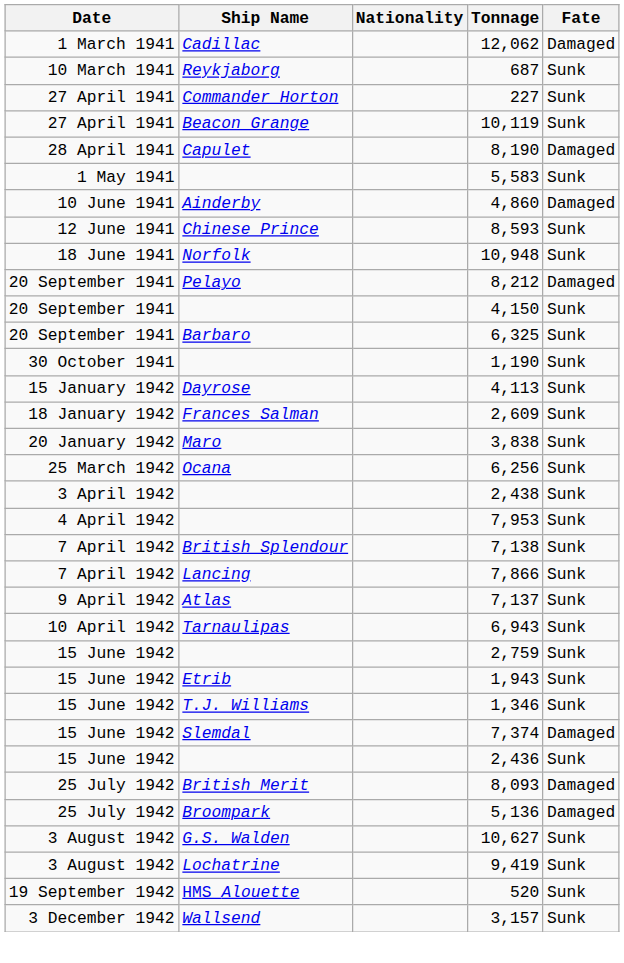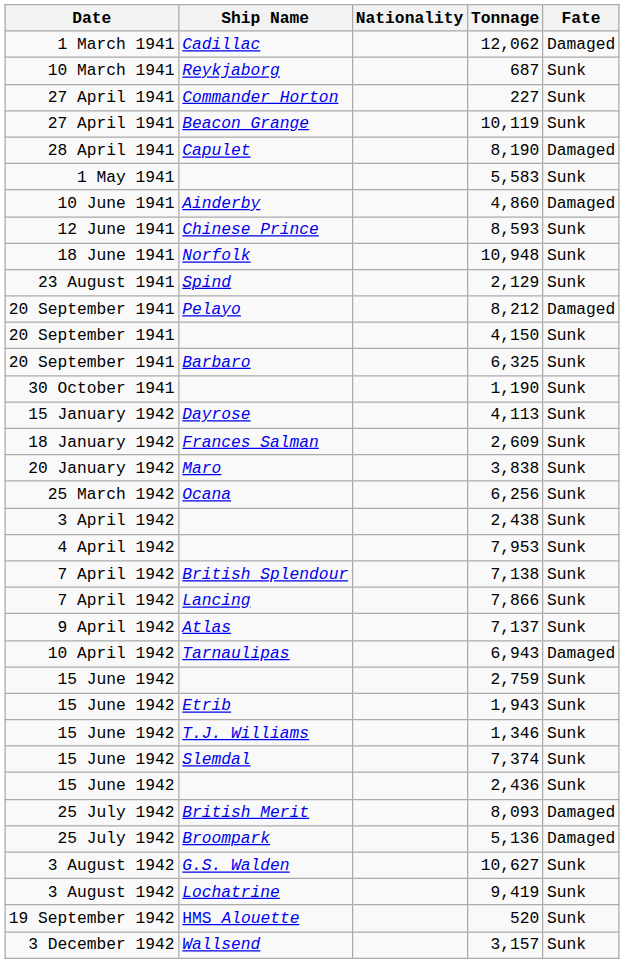+ row: (515, 283)
(566, 627) Sunk -> (581, 653) Damaged
(581, 733) Damaged -> (566, 759) Sunk
